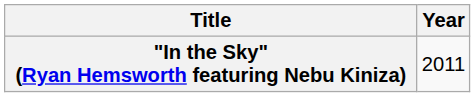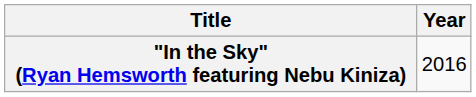(443, 63) 2011 -> (444, 63) 2016
